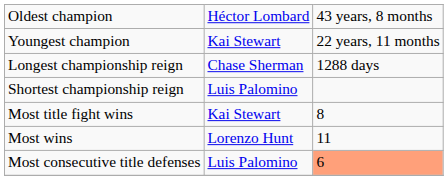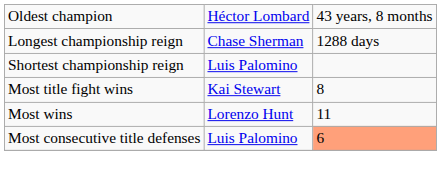- row: (69, 41)
